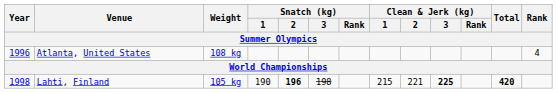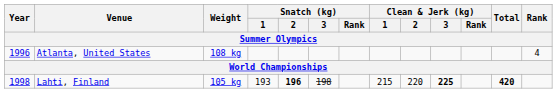(263, 81) 190 -> (263, 81) 193
(415, 81) 221 -> (415, 81) 220
